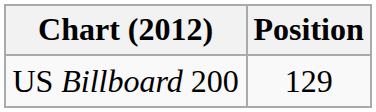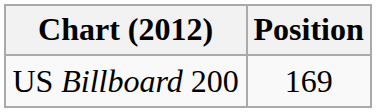(309, 80) 129 -> (309, 80) 169
